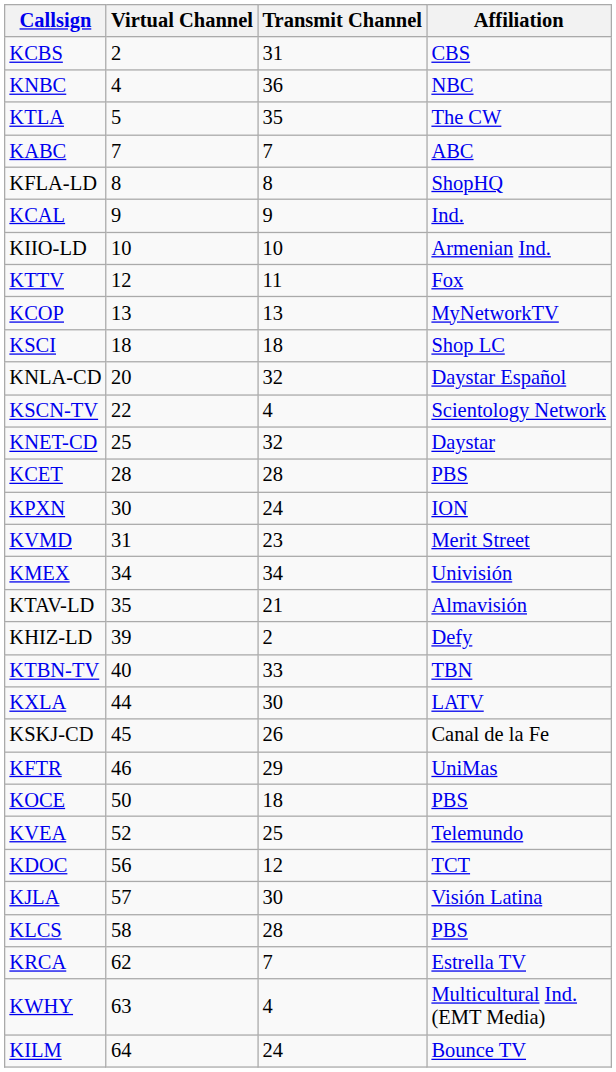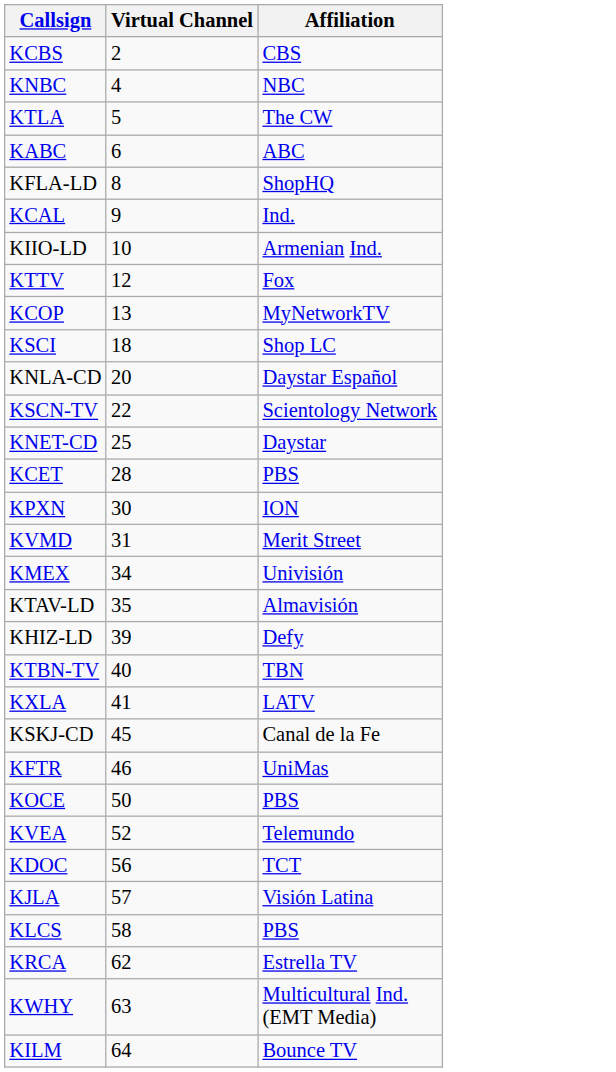- column: (342, 20)
(116, 150) 7 -> (116, 150) 6
(121, 702) 44 -> (121, 702) 41
